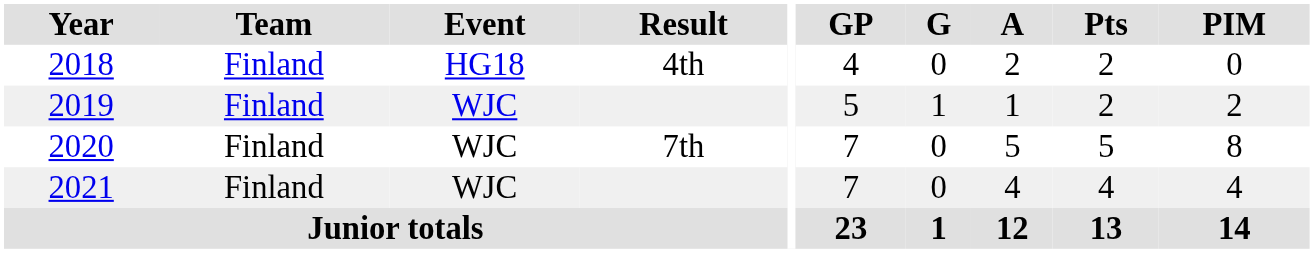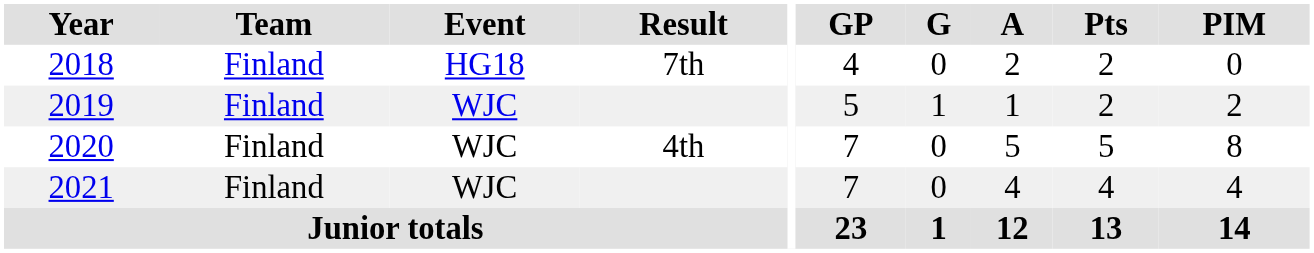(683, 64) 4th -> (683, 64) 7th
(683, 146) 7th -> (683, 146) 4th
